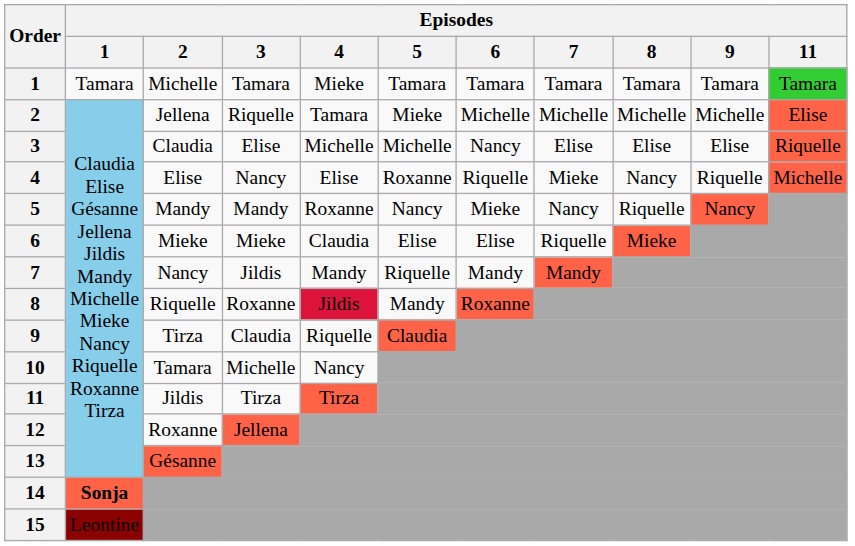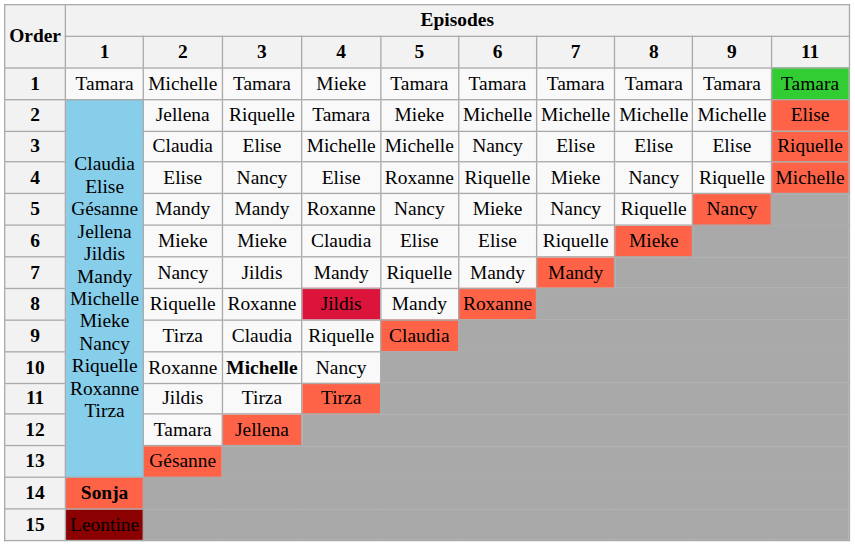(183, 366) Tamara -> (183, 366) Roxanne
(261, 366) normal -> (262, 366) bold
(183, 429) Roxanne -> (183, 429) Tamara
